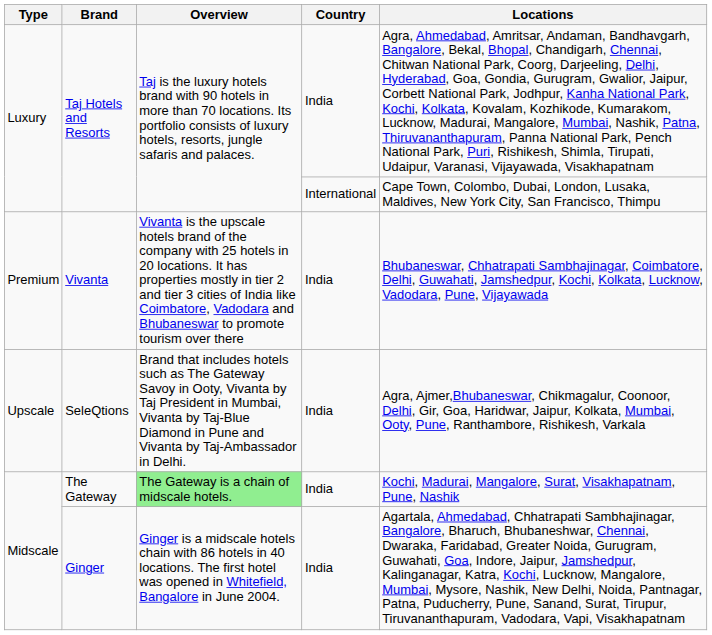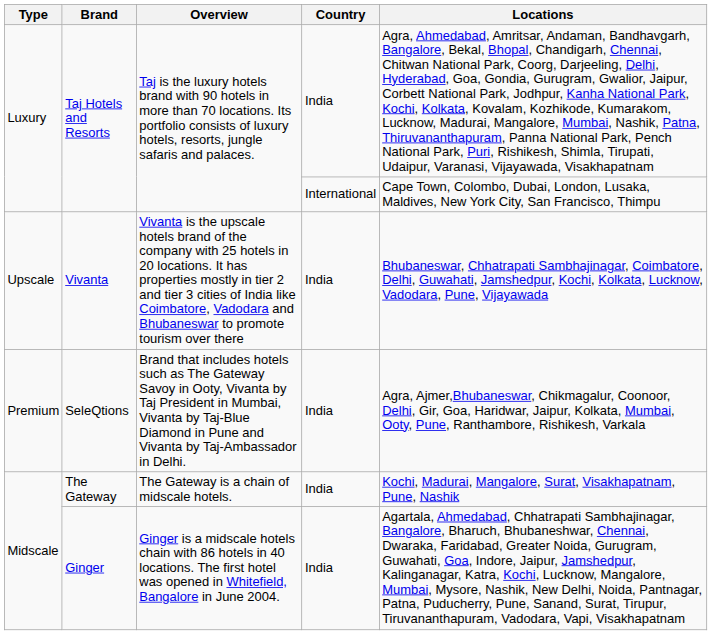(33, 280) Premium -> (31, 280) Upscale
(31, 410) Upscale -> (33, 410) Premium
(214, 489) lightgreen background -> (214, 489) no background
